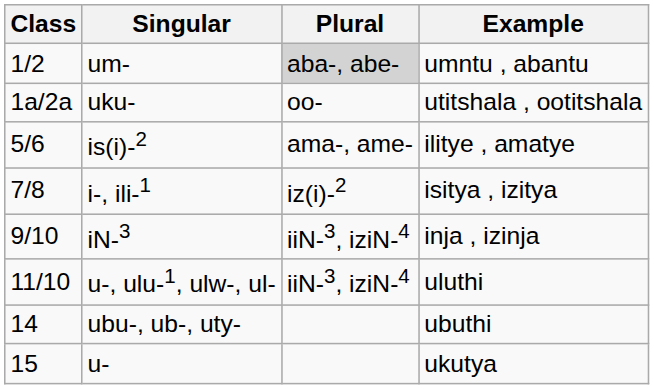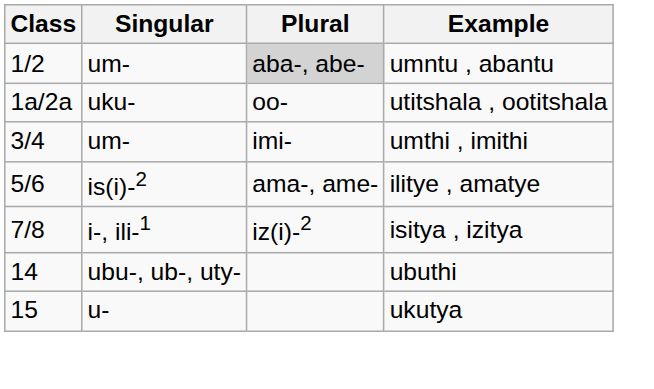+ row: (459, 141)
- row: (482, 236)
- row: (454, 281)
